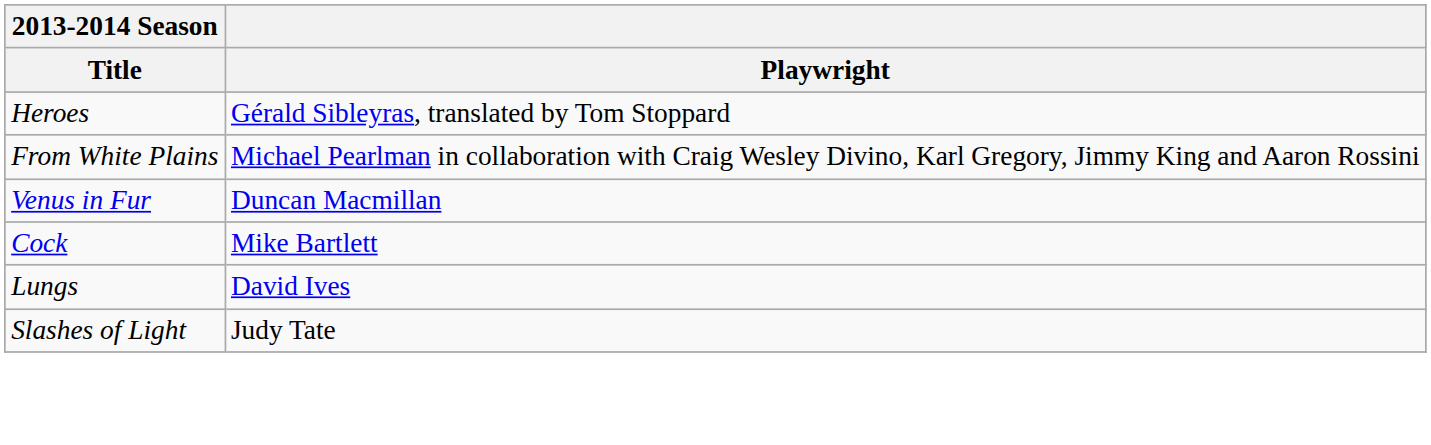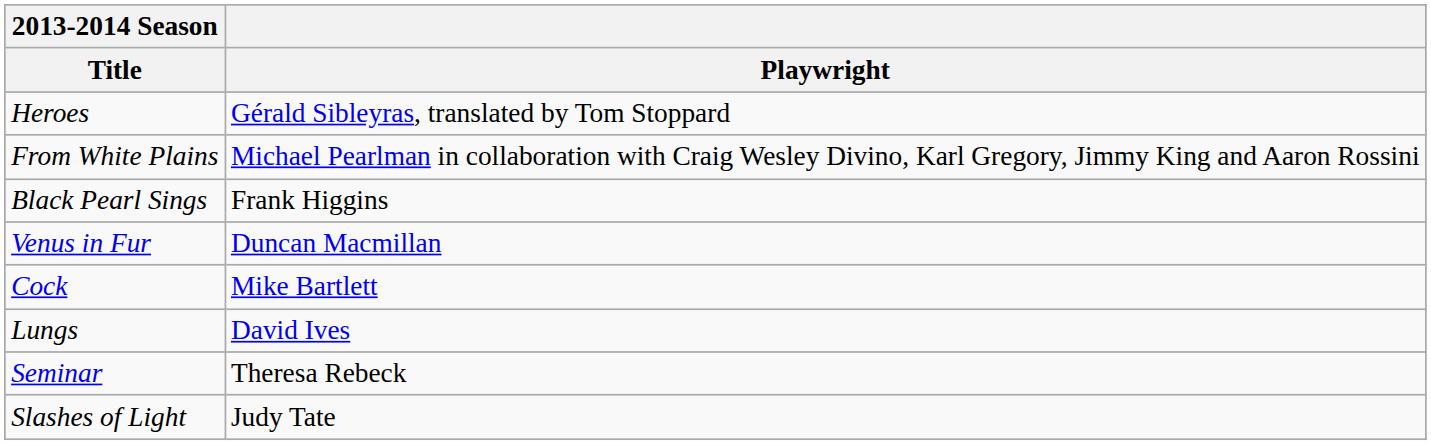+ row: (109, 199)
+ row: (57, 373)
